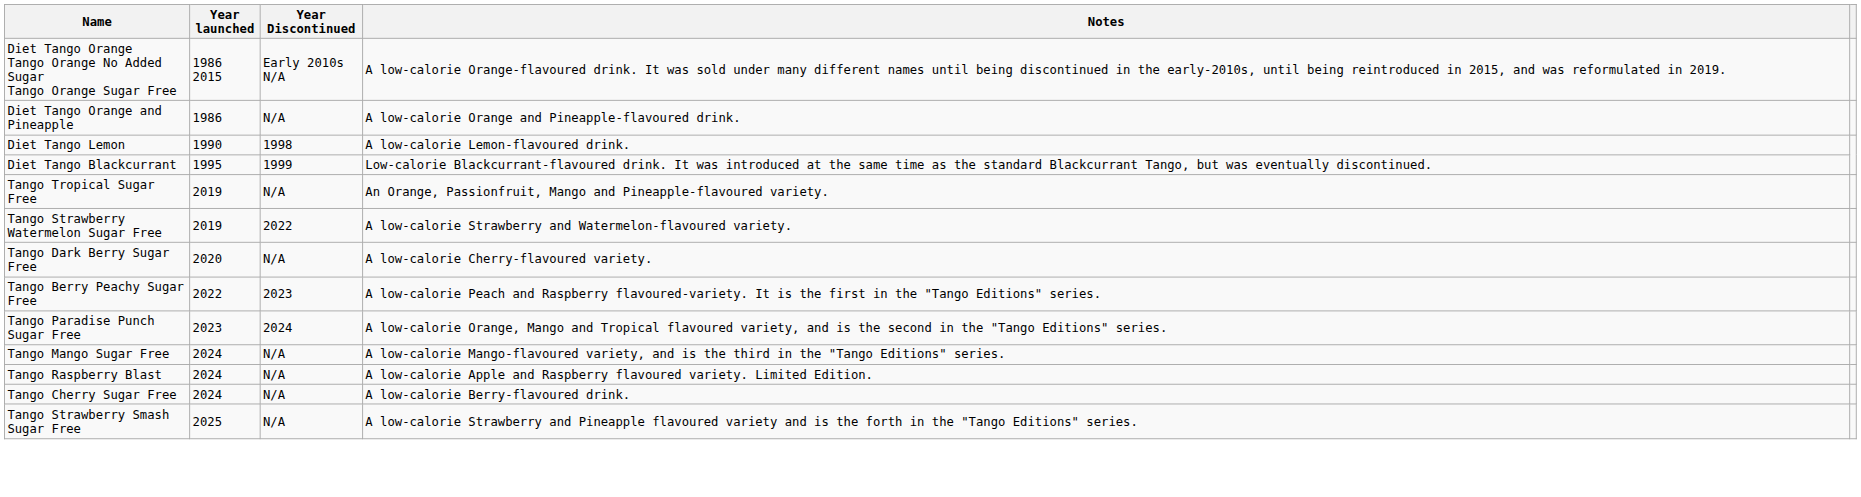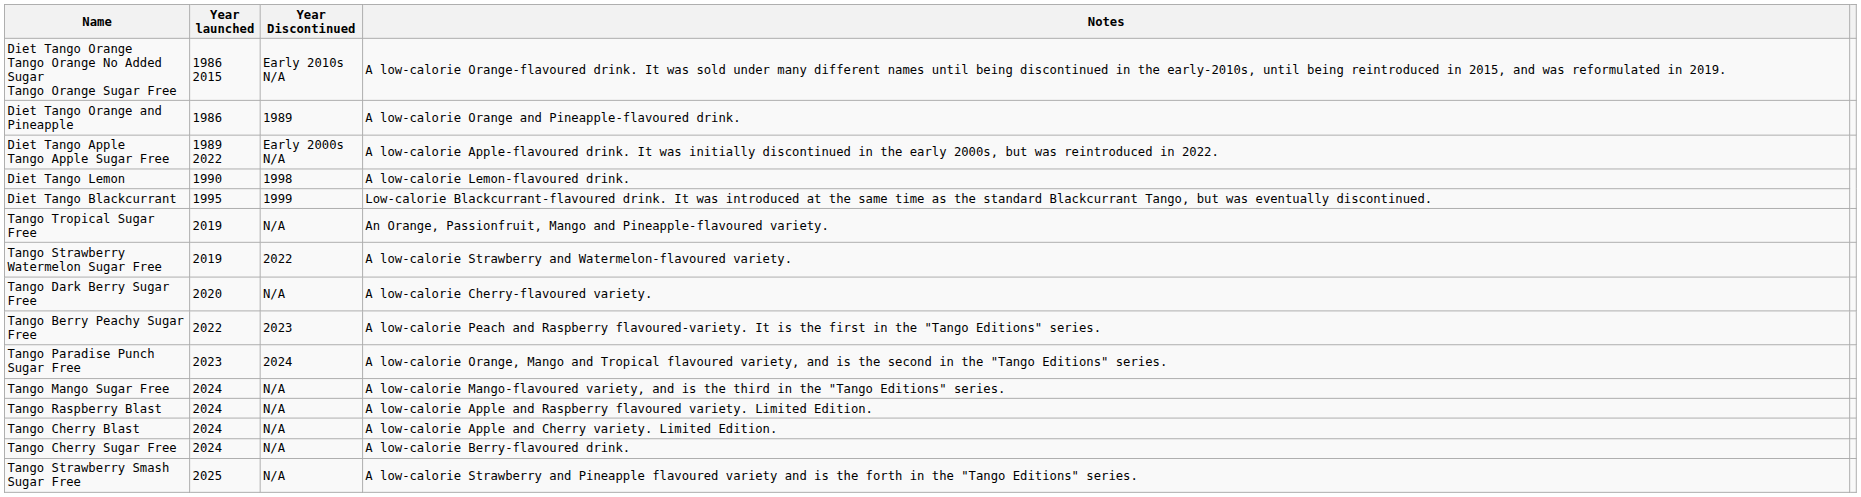(274, 118) N/A -> (278, 118) 1989
+ row: (88, 152)
+ row: (74, 428)
